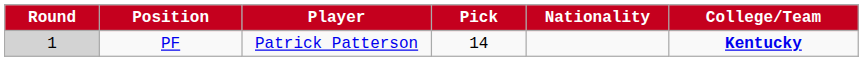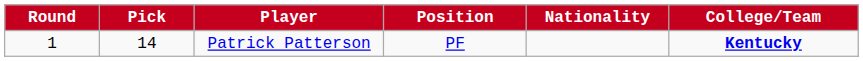columns swapped: (479, 18) <-> (171, 18)
(52, 44) lightgrey background -> (52, 44) no background
